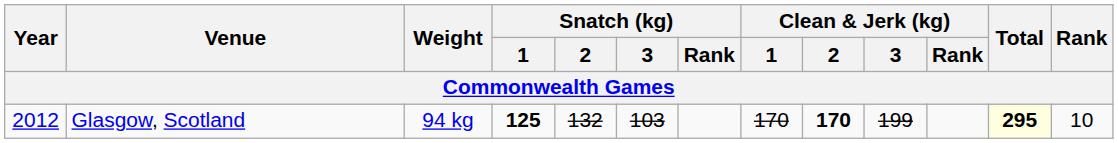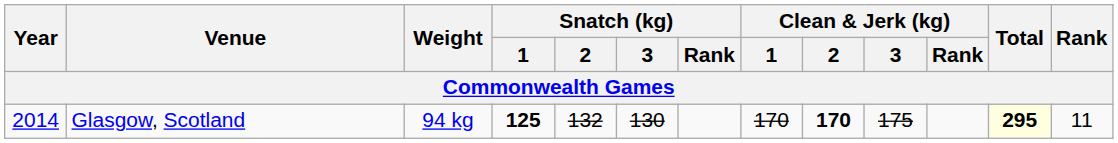(36, 120) 2012 -> (36, 120) 2014
(647, 120) 103 -> (647, 120) 130
(896, 120) 199 -> (896, 120) 175
(1082, 120) 10 -> (1082, 120) 11
